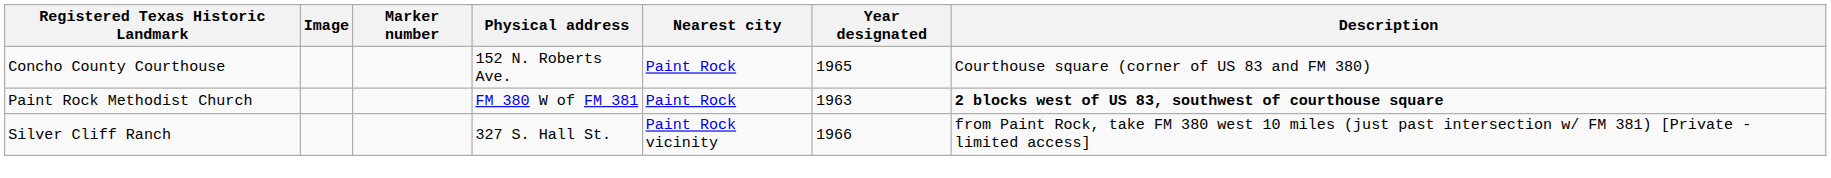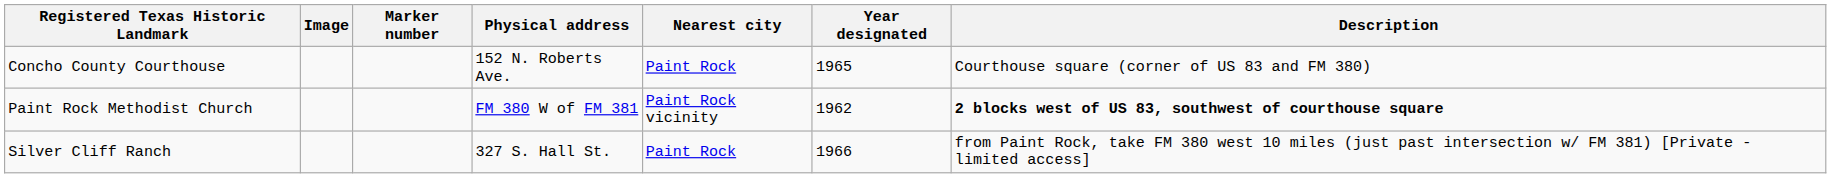(691, 101) Paint Rock -> (691, 110) Paint Rock vicinity
(834, 101) 1963 -> (834, 110) 1962
(691, 134) Paint Rock vicinity -> (691, 152) Paint Rock
